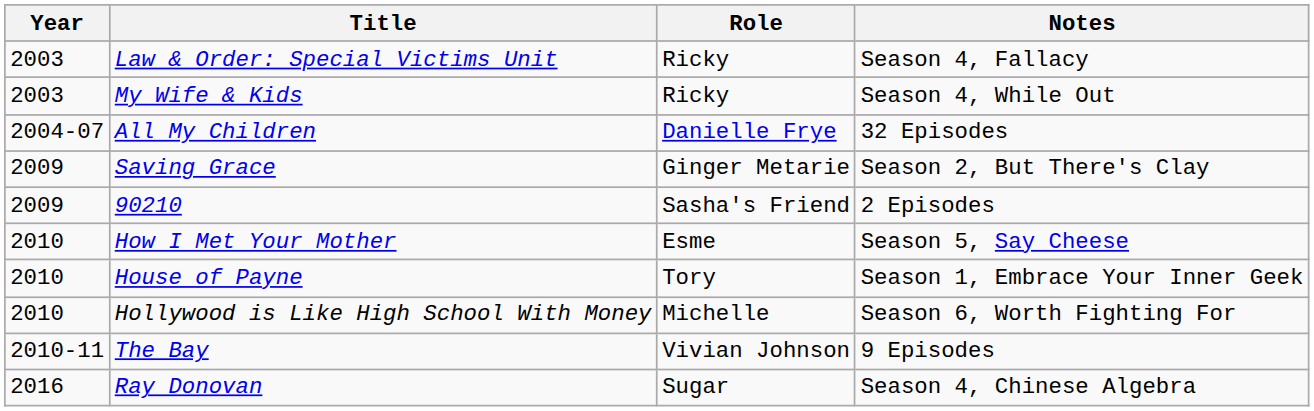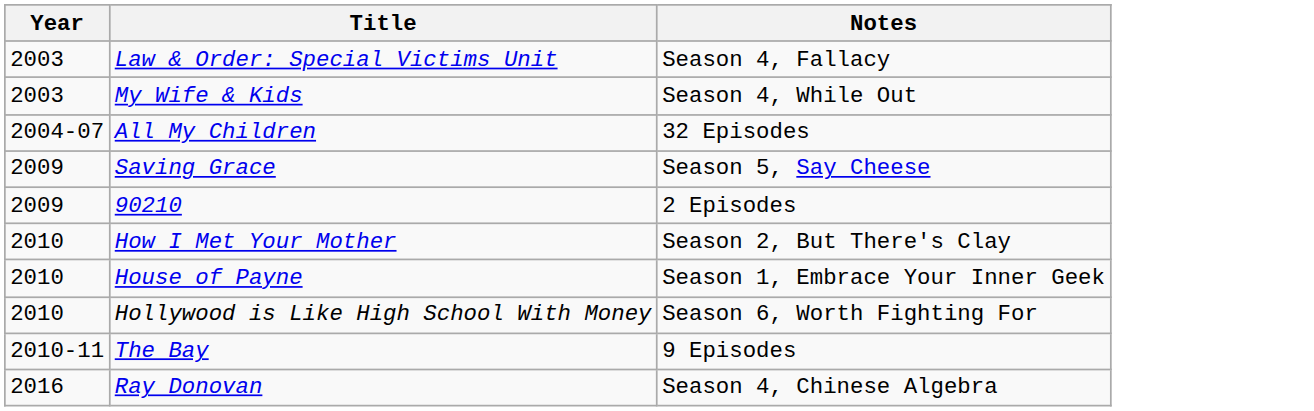- column: (756, 23)
(1035, 169) Season 2, But There's Clay -> (796, 169) Season 5, Say Cheese
(995, 242) Season 5, Say Cheese -> (837, 242) Season 2, But There's Clay
